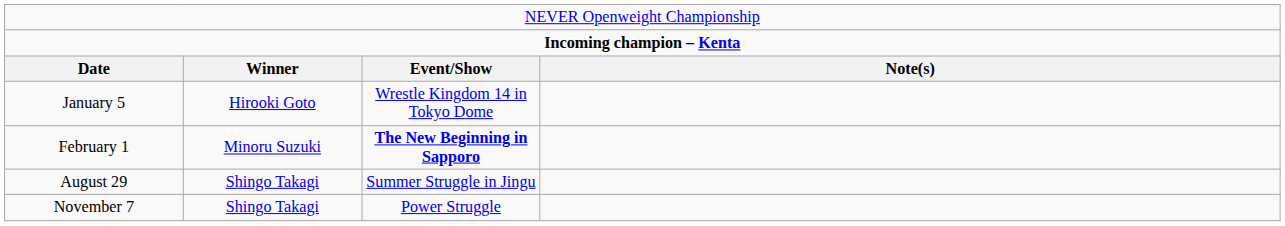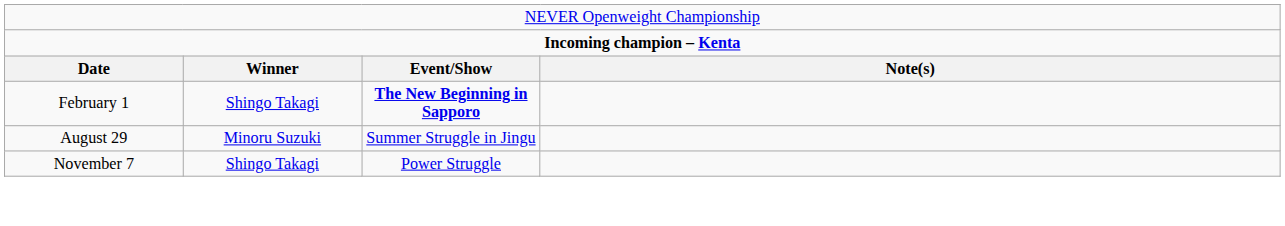- row: (94, 103)
(272, 147) Minoru Suzuki -> (272, 103) Shingo Takagi
(272, 181) Shingo Takagi -> (272, 138) Minoru Suzuki
